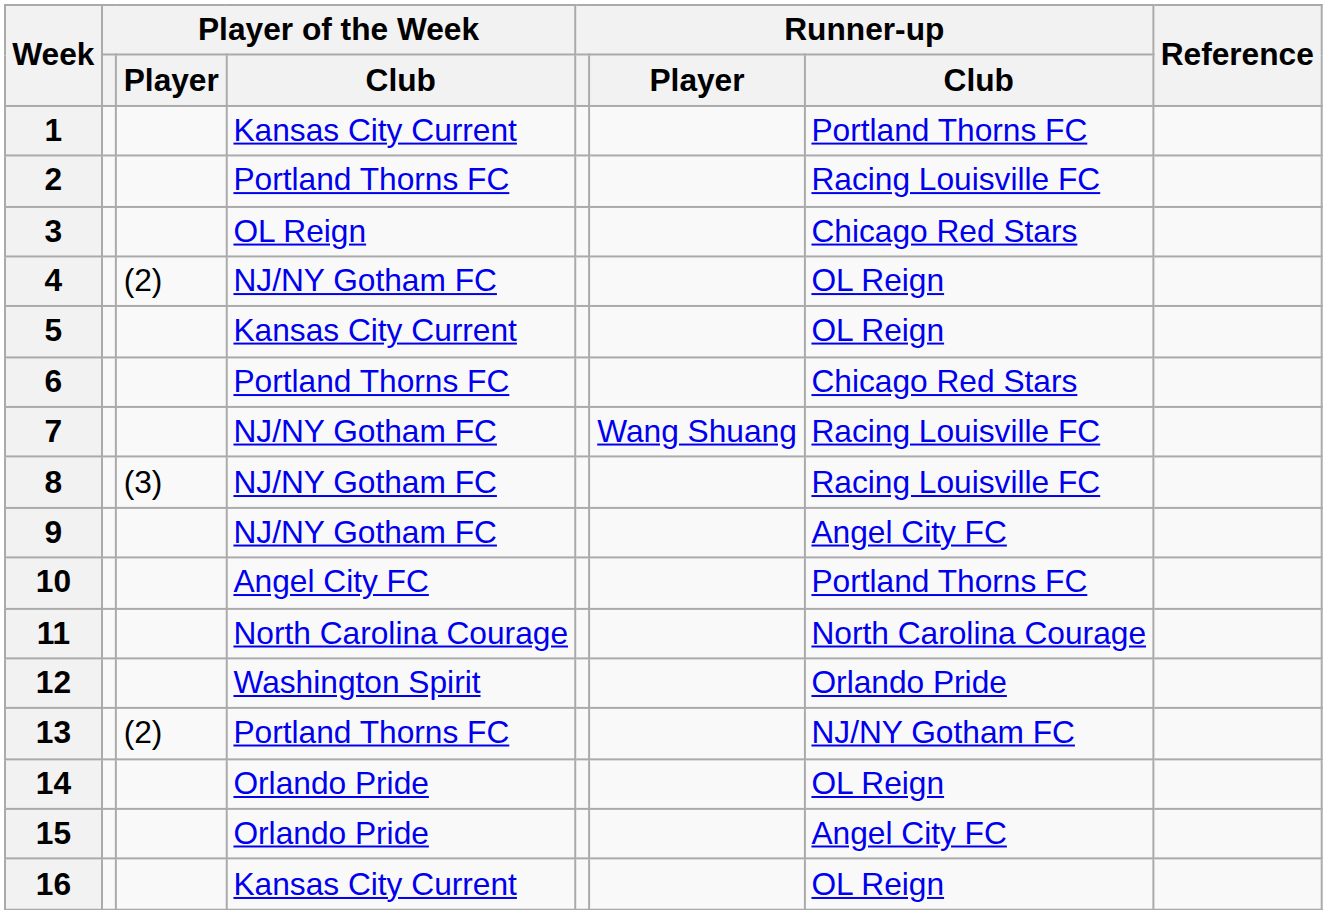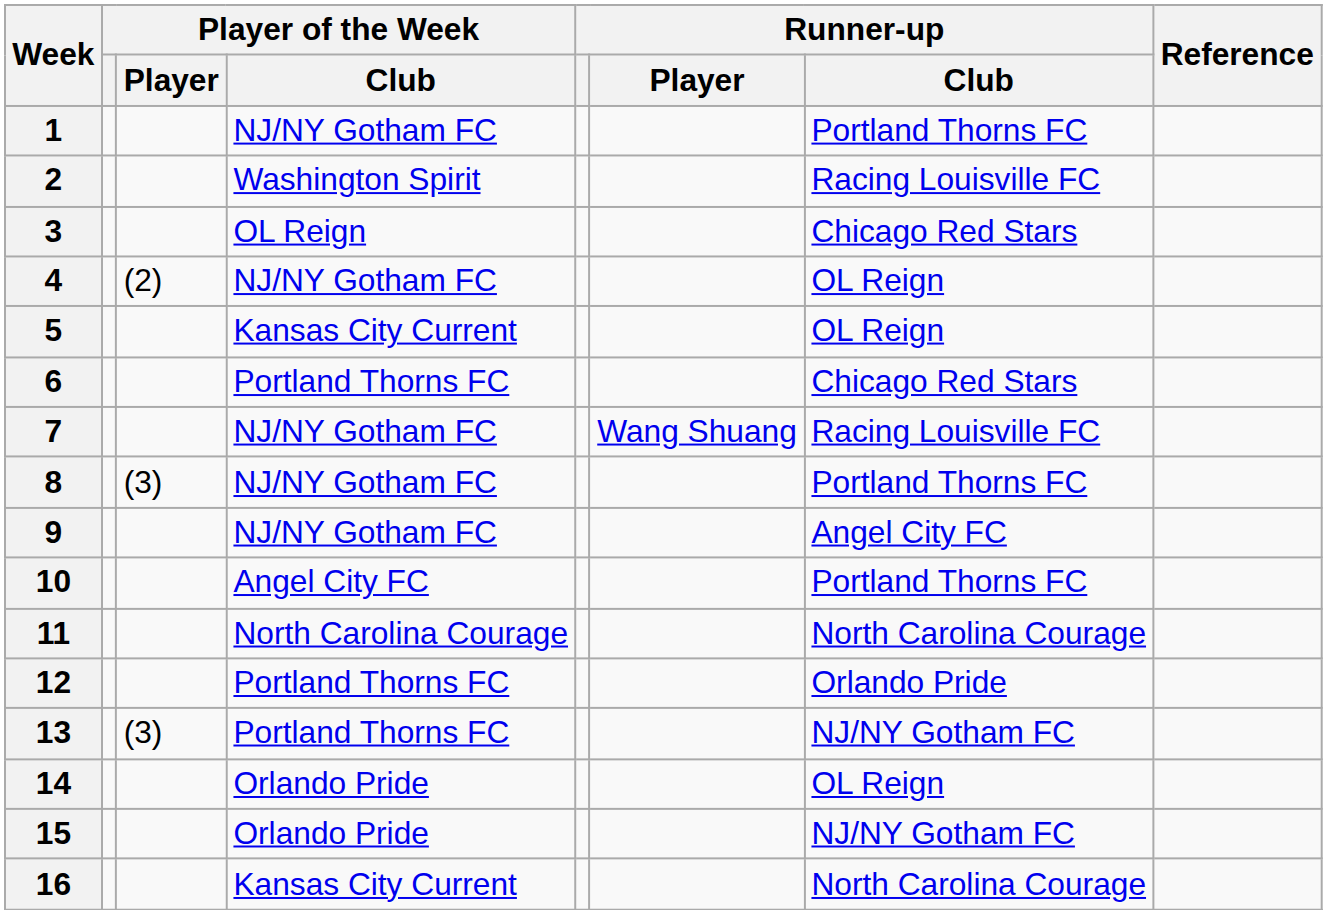(375, 130) Kansas City Current -> (365, 130) NJ/NY Gotham FC
(371, 180) Portland Thorns FC -> (357, 180) Washington Spirit
(956, 481) Racing Louisville FC -> (949, 481) Portland Thorns FC
(357, 682) Washington Spirit -> (371, 682) Portland Thorns FC
(143, 733) (2) -> (143, 733) (3)
(909, 833) Angel City FC -> (943, 833) NJ/NY Gotham FC
(878, 883) OL Reign -> (979, 883) North Carolina Courage
